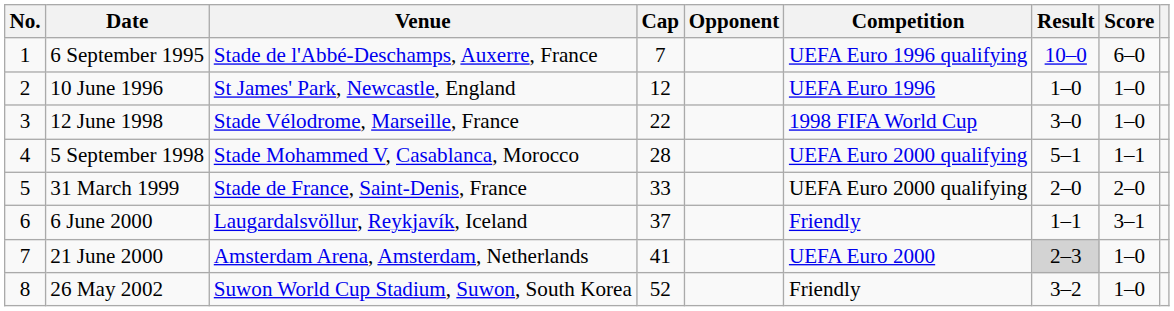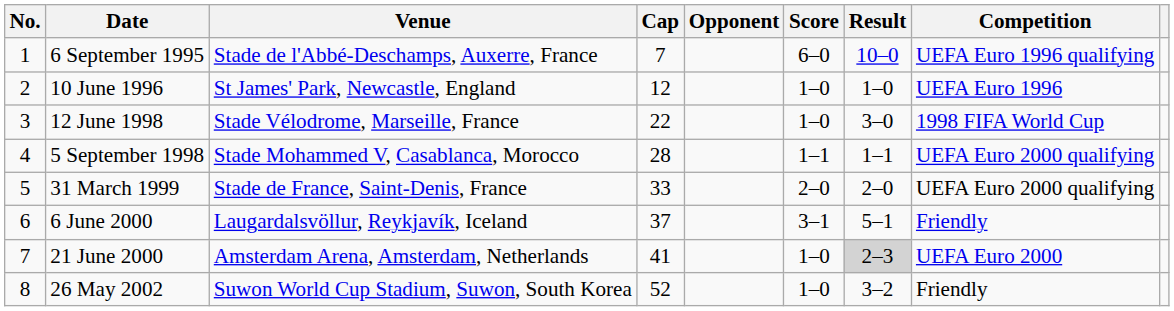columns swapped: (1129, 21) <-> (908, 21)
(1066, 155) 5–1 -> (877, 155) 1–1
(1066, 222) 1–1 -> (877, 222) 5–1
